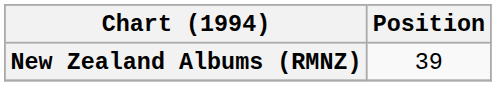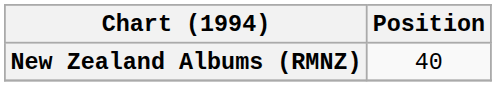(429, 62) 39 -> (429, 62) 40
